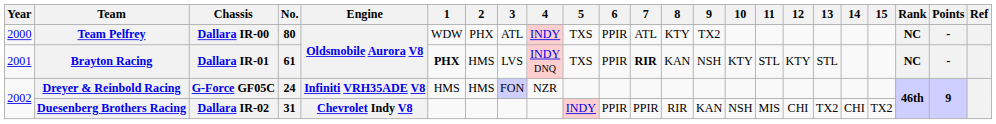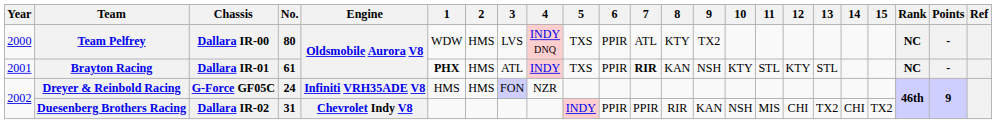(481, 34) PHX -> (481, 41) HMS
(512, 34) ATL -> (512, 41) LVS
(545, 34) INDY -> (545, 41) INDY DNQ
(512, 61) LVS -> (512, 69) ATL
(545, 61) INDY DNQ -> (545, 69) INDY
